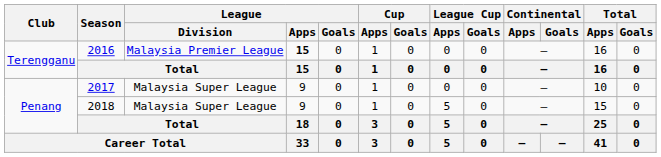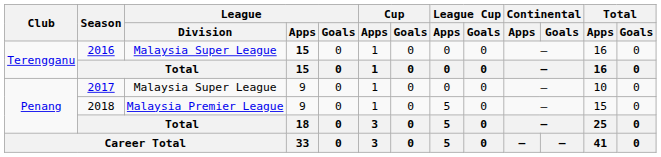(205, 51) Malaysia Premier League -> (205, 51) Malaysia Super League
(205, 106) Malaysia Super League -> (205, 106) Malaysia Premier League
